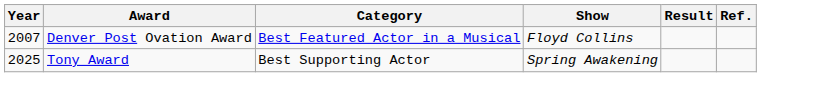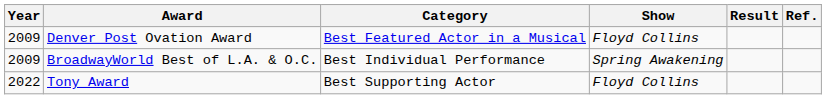(24, 38) 2007 -> (24, 38) 2009
+ row: (182, 60)
(24, 60) 2025 -> (24, 82) 2022
(593, 60) Spring Awakening -> (646, 82) Floyd Collins
